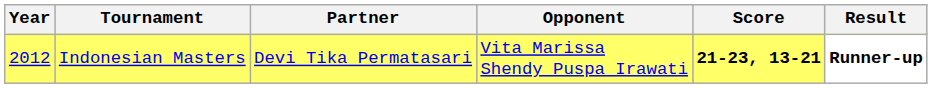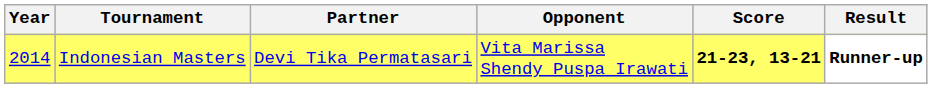(30, 58) 2012 -> (30, 58) 2014
